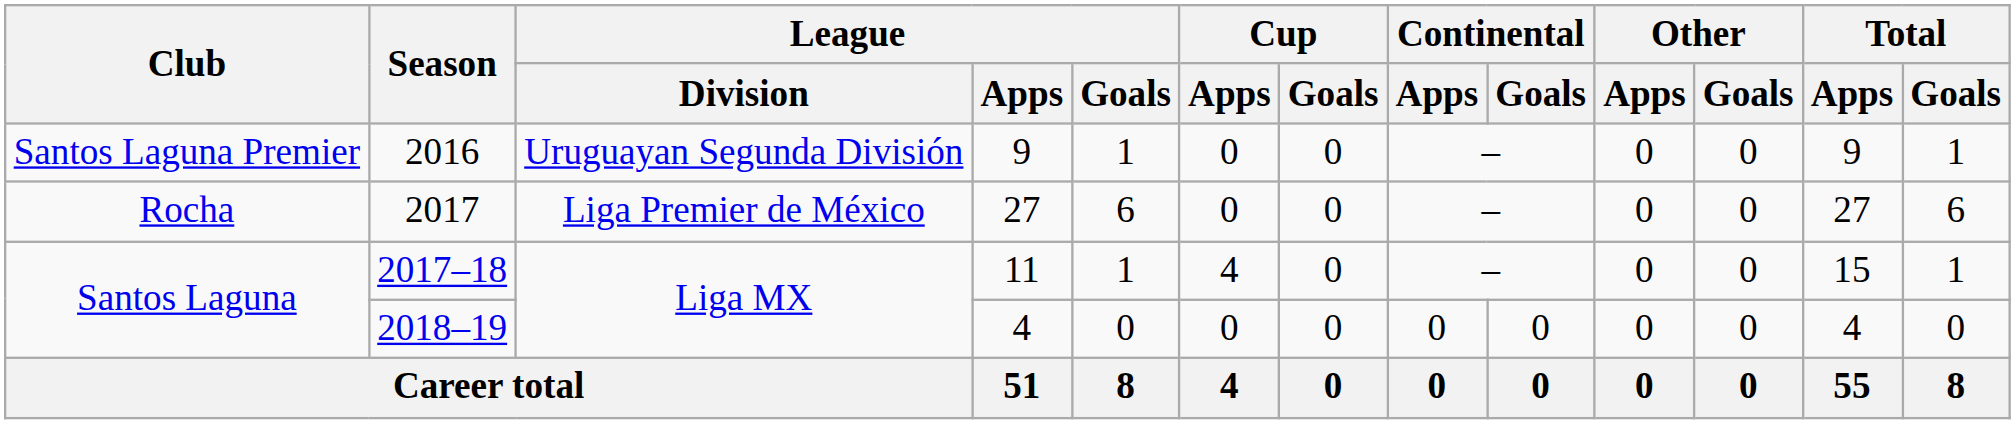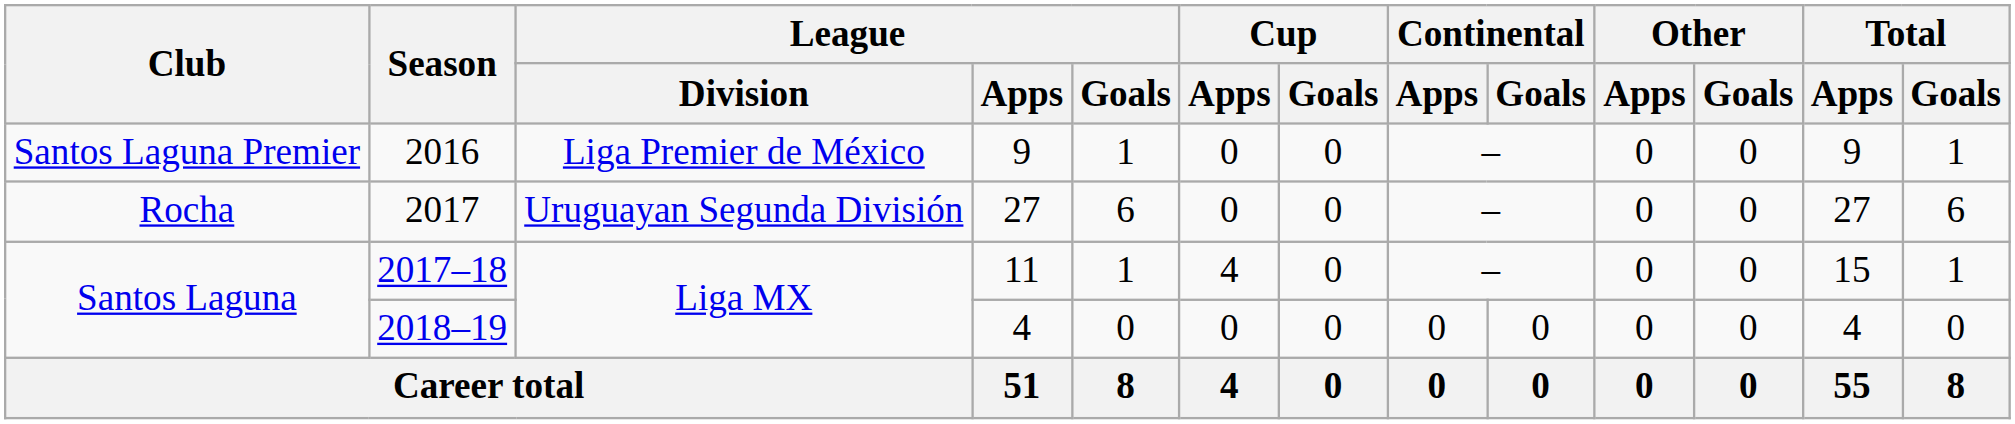(744, 151) Uruguayan Segunda División -> (744, 151) Liga Premier de México
(744, 210) Liga Premier de México -> (744, 210) Uruguayan Segunda División
